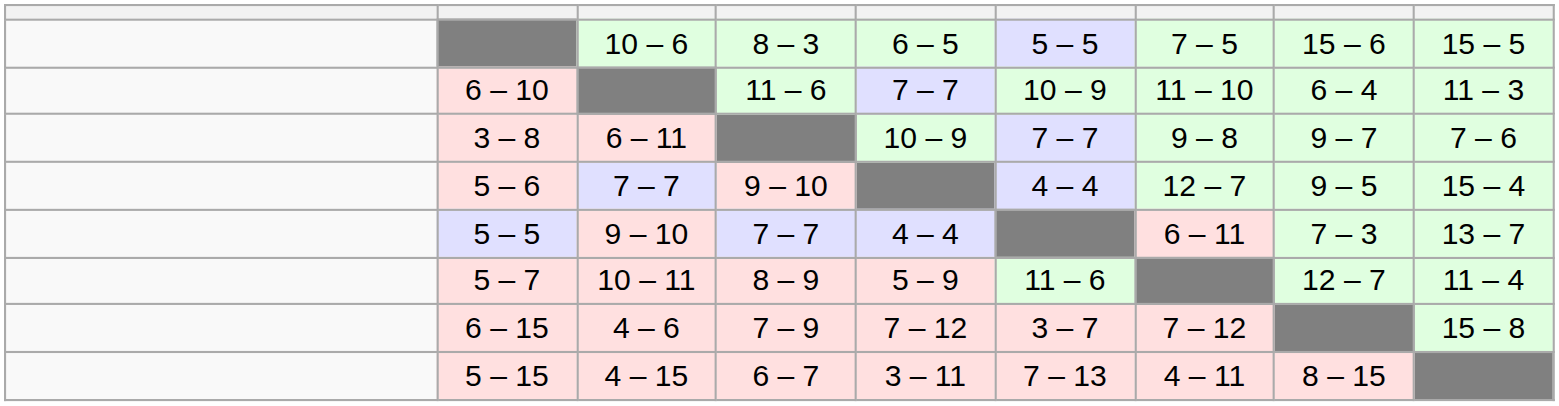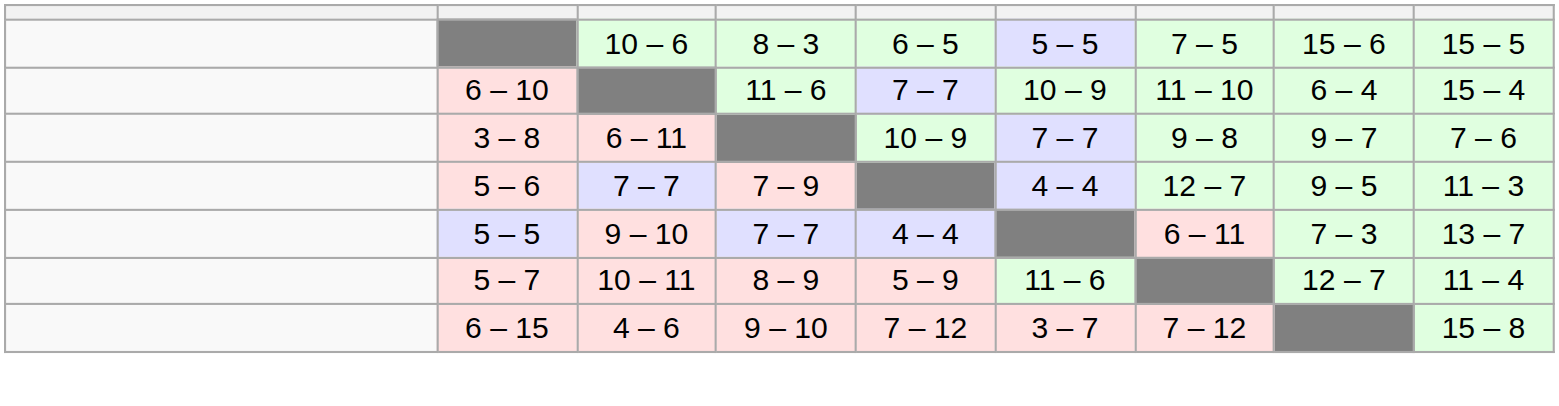(1483, 91) 11 – 3 -> (1483, 91) 15 – 4
(786, 186) 9 – 10 -> (786, 186) 7 – 9
(1483, 186) 15 – 4 -> (1483, 186) 11 – 3
(786, 329) 7 – 9 -> (786, 329) 9 – 10
- row: (507, 376)
